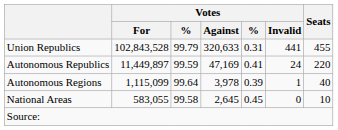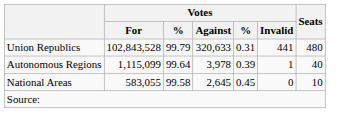(322, 47) 455 -> (314, 47) 480
- row: (58, 64)
